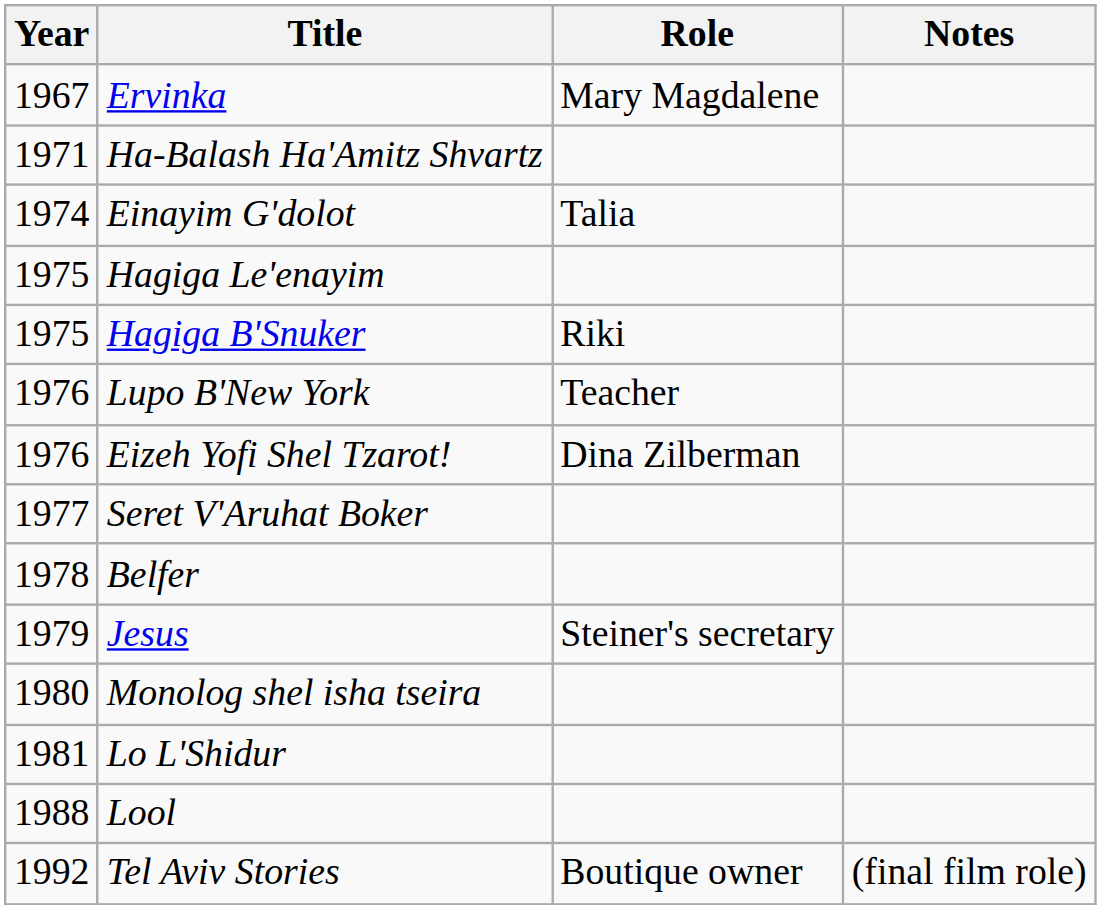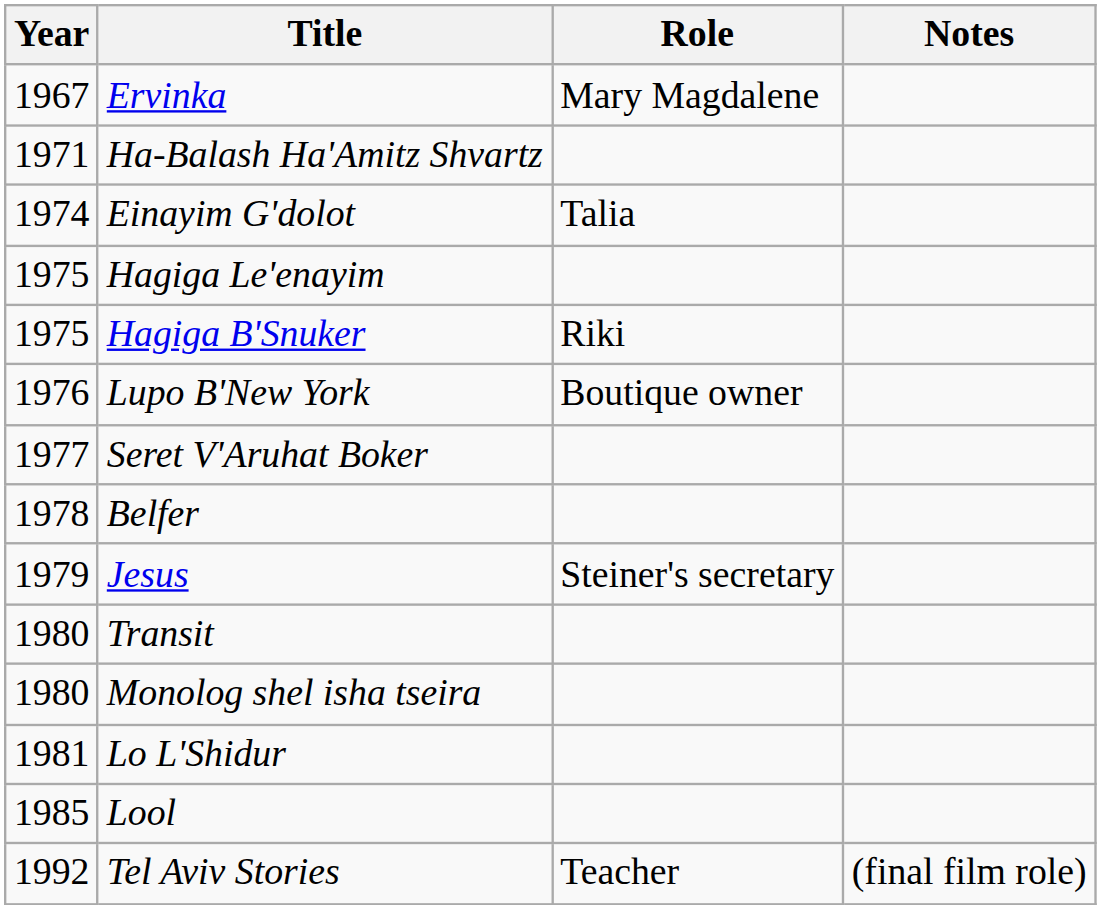(620, 393) Teacher -> (681, 393) Boutique owner
- row: (279, 453)
+ row: (160, 633)
(52, 812) 1988 -> (52, 812) 1985
(681, 872) Boutique owner -> (620, 872) Teacher
